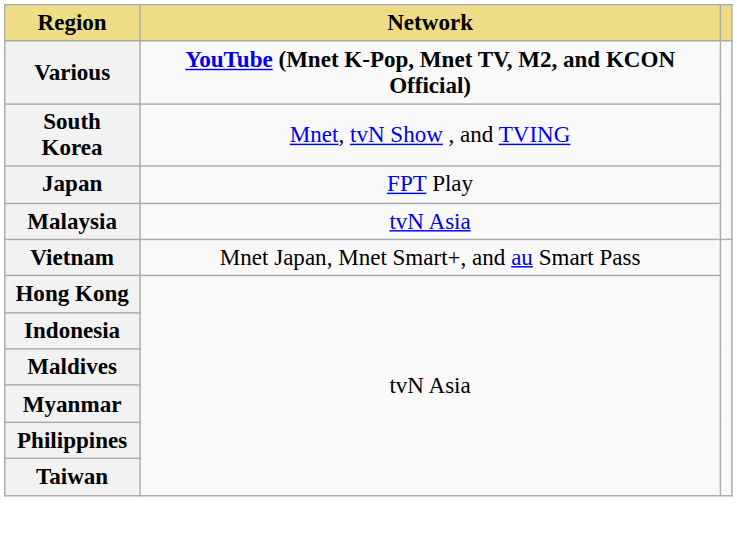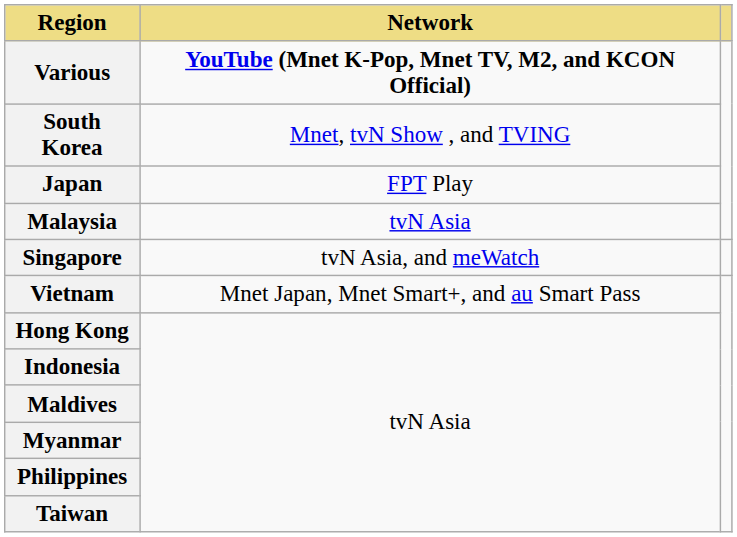+ row: (72, 257)
